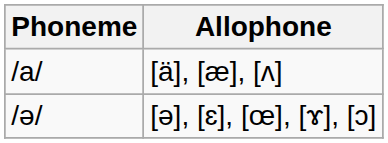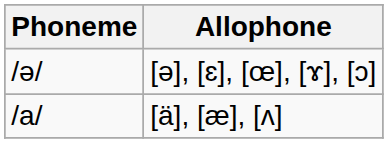rows swapped: (263, 115) <-> (216, 71)
